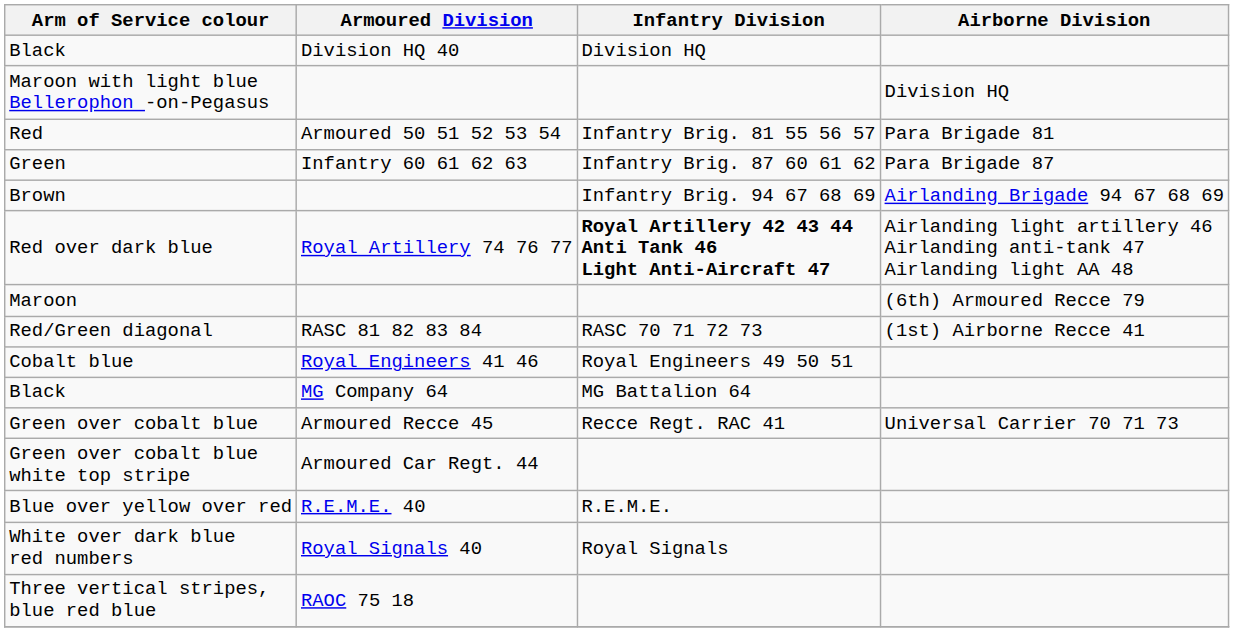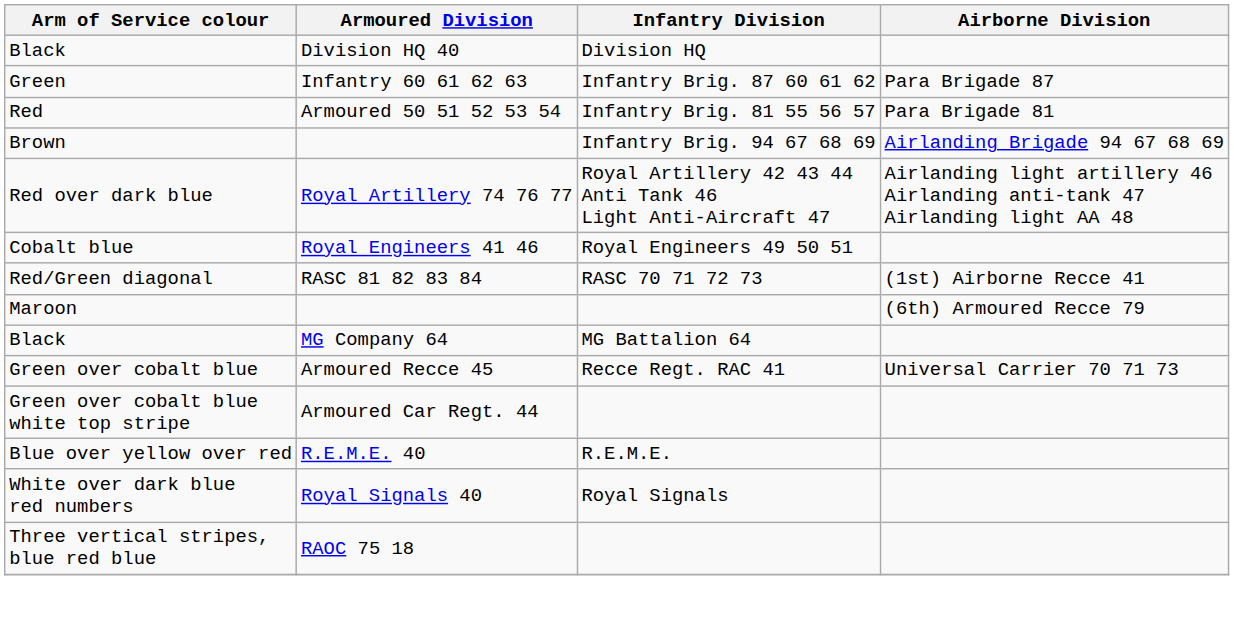- row: (139, 92)
rows swapped: (26, 134) <-> (37, 165)
(717, 248) bold -> (717, 195) normal
rows swapped: (71, 362) <-> (43, 300)
